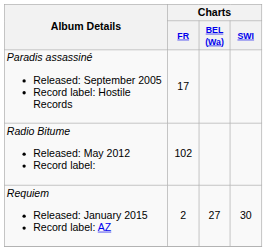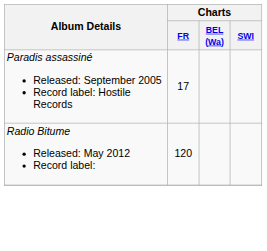(183, 154) 102 -> (183, 154) 120
- row: (86, 210)
